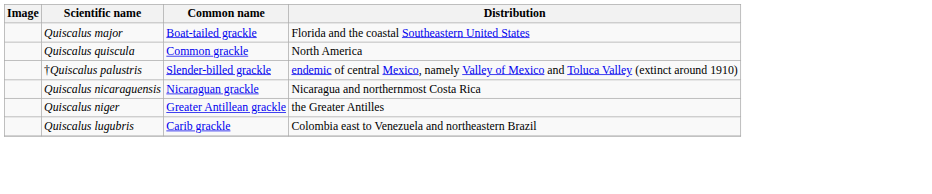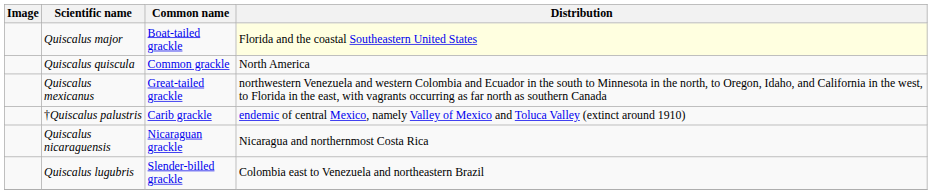(410, 32) no background -> (358, 39) lightyellow background
+ row: (69, 90)
(219, 70) Slender-billed grackle -> (180, 115) Carib grackle
- row: (82, 107)
(198, 126) Carib grackle -> (181, 173) Slender-billed grackle
